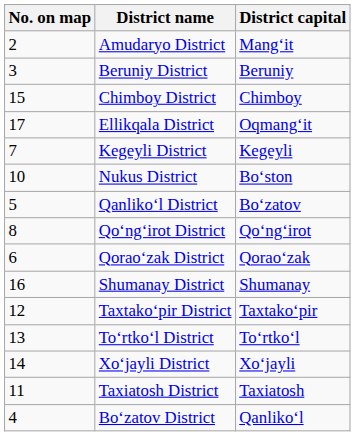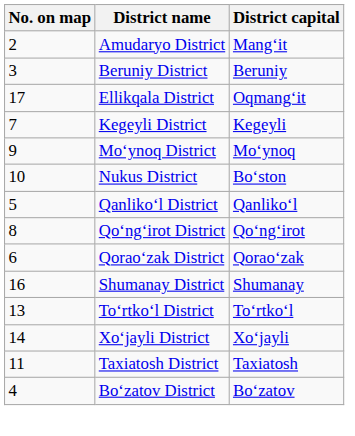- row: (157, 97)
+ row: (157, 151)
(270, 204) Boʻzatov -> (265, 204) Qanlikoʻl
- row: (165, 310)
(271, 417) Qanlikoʻl -> (264, 390) Boʻzatov
